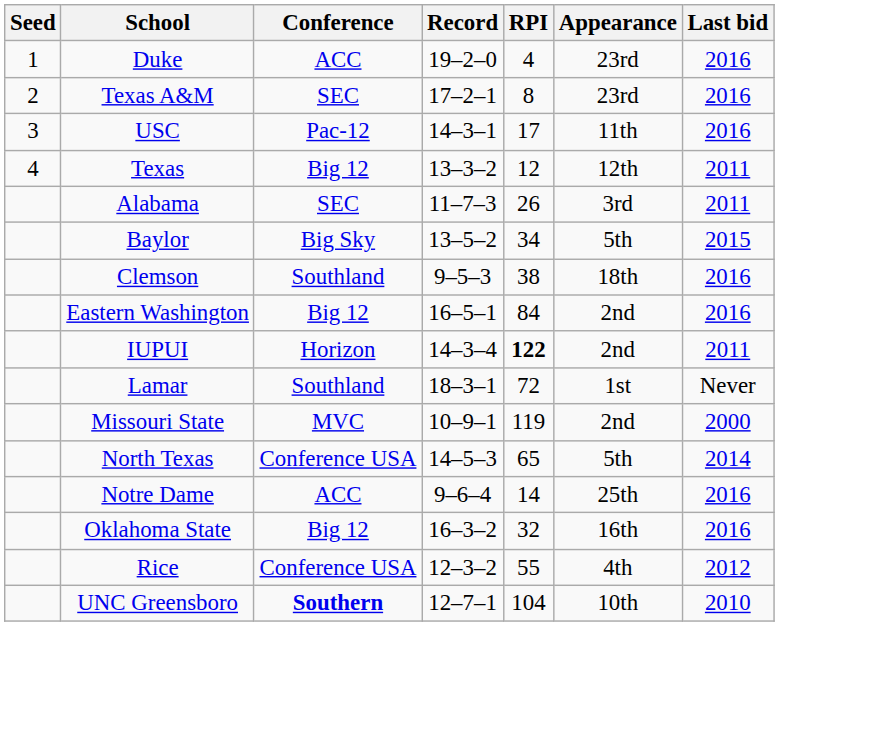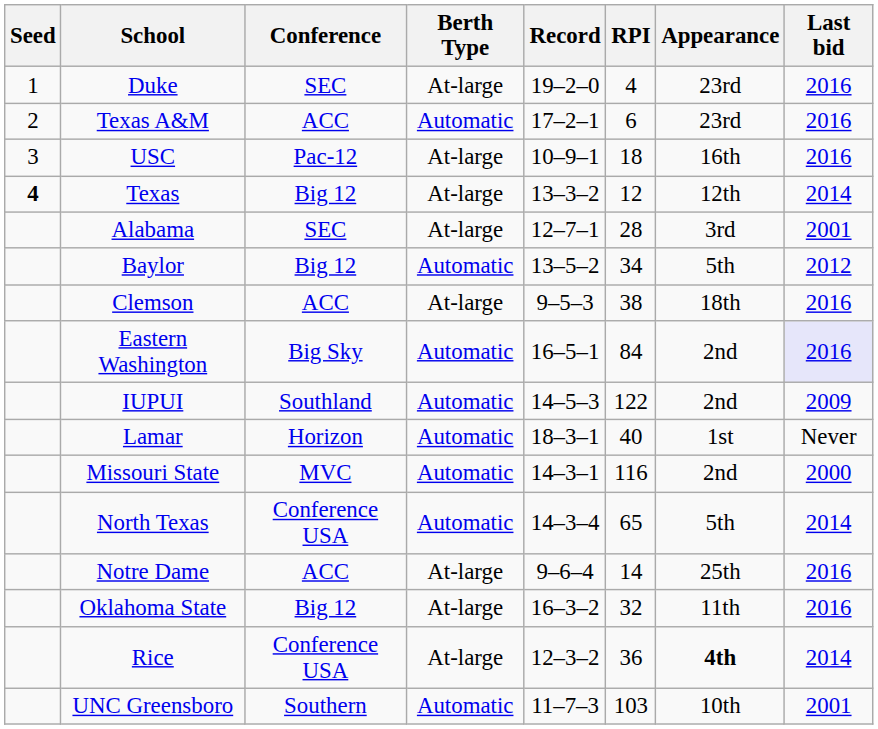+ column: (465, 35)
(338, 58) ACC -> (325, 84) SEC
(338, 95) SEC -> (325, 120) ACC
(528, 95) 8 -> (631, 120) 6
(463, 131) 14–3–1 -> (565, 157) 10–9–1
(528, 131) 17 -> (631, 157) 18
(618, 131) 11th -> (720, 157) 16th
(33, 167) normal -> (33, 193) bold
(728, 167) 2011 -> (829, 193) 2014
(463, 204) 11–7–3 -> (565, 229) 12–7–1
(528, 204) 26 -> (631, 229) 28
(728, 204) 2011 -> (829, 229) 2001
(338, 240) Big Sky -> (325, 266) Big 12
(728, 240) 2015 -> (829, 266) 2012
(338, 276) Southland -> (325, 302) ACC
(338, 312) Big 12 -> (325, 351) Big Sky
(728, 312) no background -> (829, 351) lavender background
(338, 349) Horizon -> (325, 400) Southland
(463, 349) 14–3–4 -> (565, 400) 14–5–3
(528, 349) bold -> (631, 400) normal
(728, 349) 2011 -> (829, 400) 2009
(338, 385) Southland -> (325, 436) Horizon
(528, 385) 72 -> (631, 436) 40
(463, 421) 10–9–1 -> (565, 473) 14–3–1
(528, 421) 119 -> (631, 473) 116
(463, 458) 14–5–3 -> (565, 522) 14–3–4
(618, 530) 16th -> (720, 607) 11th
(528, 566) 55 -> (631, 657) 36
(618, 566) normal -> (720, 657) bold
(728, 566) 2012 -> (829, 657) 2014
(338, 603) bold -> (325, 706) normal
(463, 603) 12–7–1 -> (565, 706) 11–7–3
(528, 603) 104 -> (631, 706) 103
(728, 603) 2010 -> (829, 706) 2001
